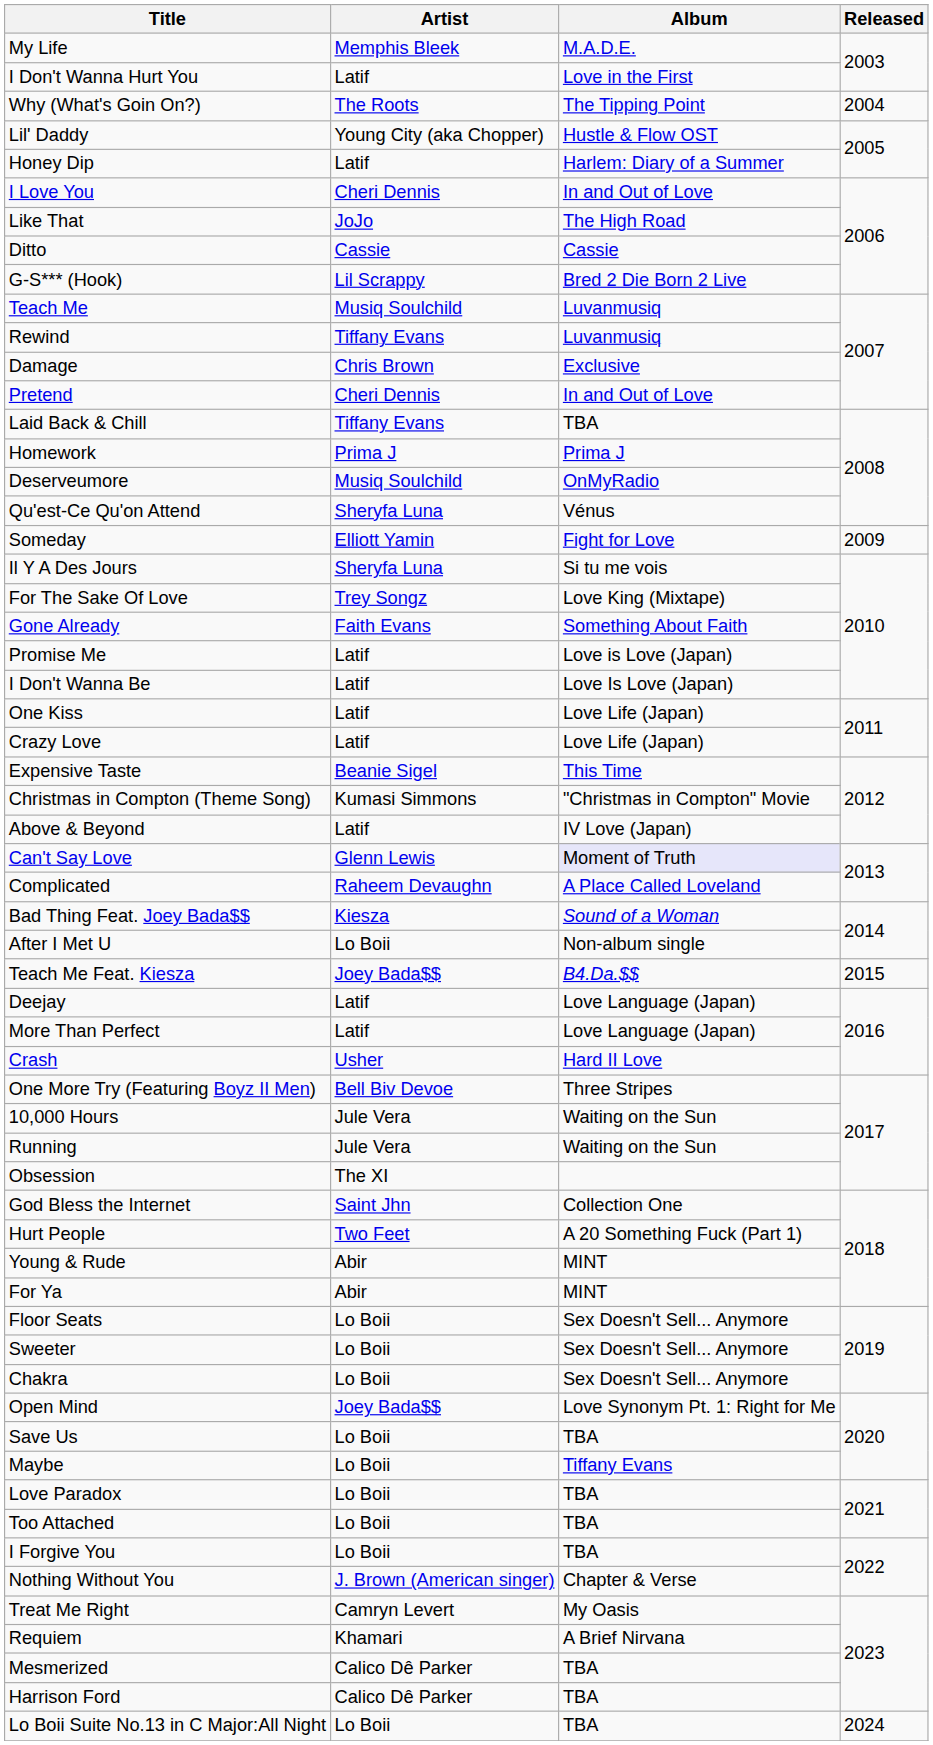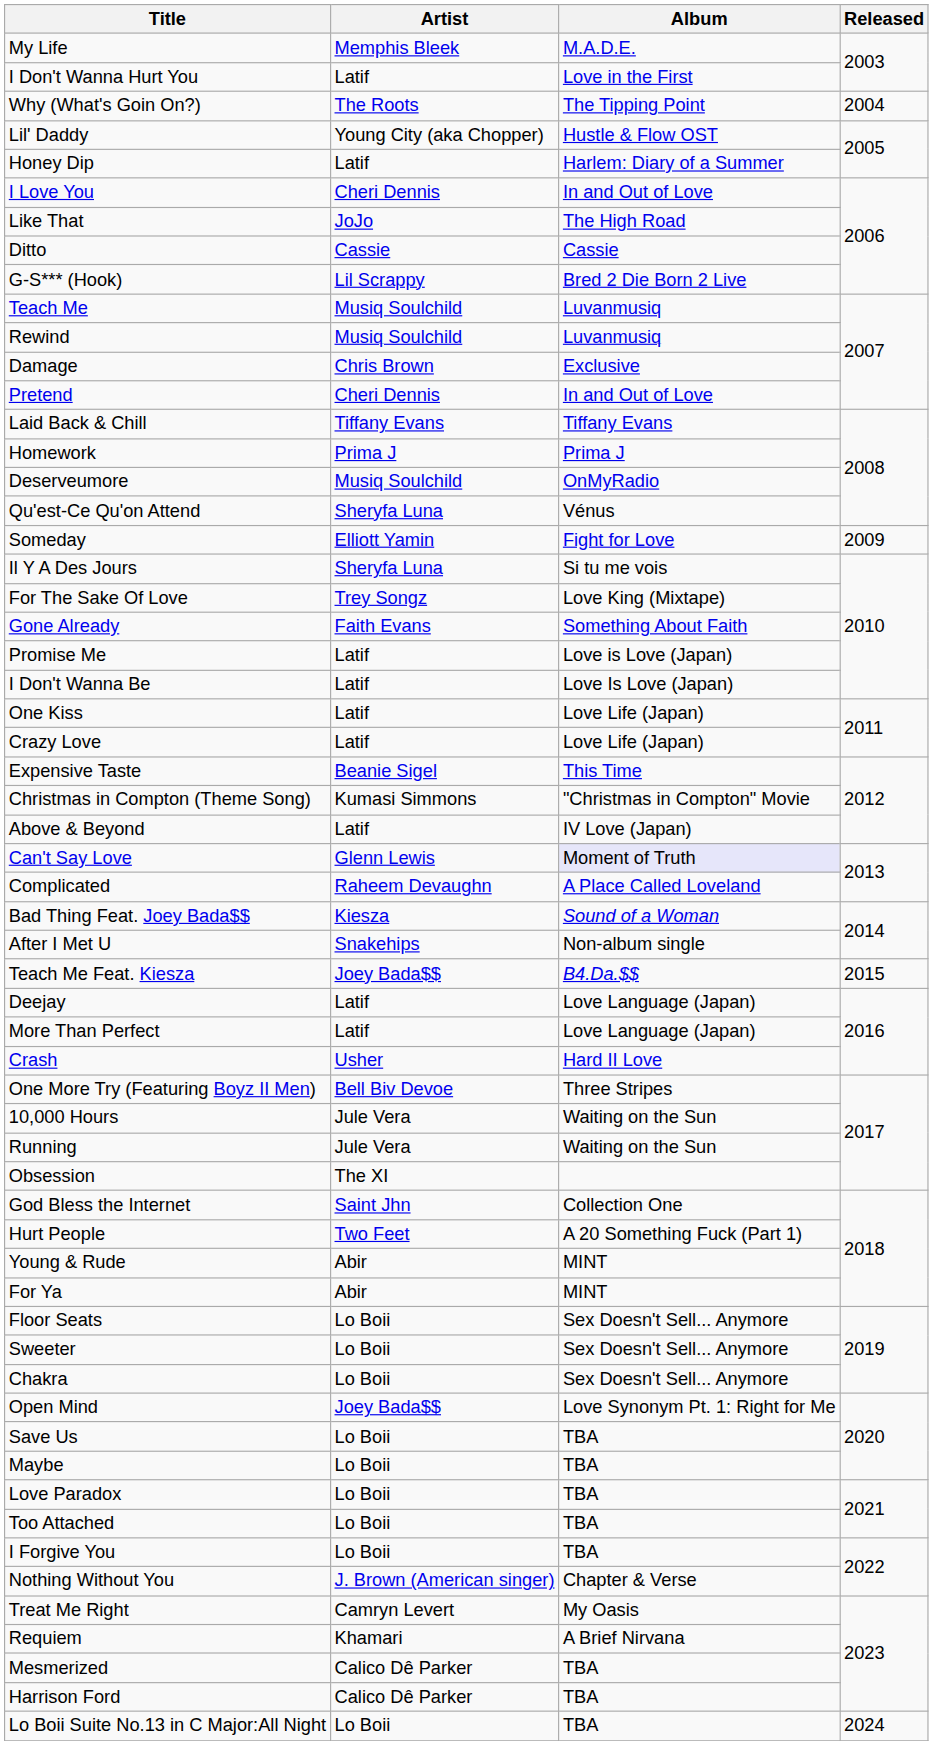(389, 337) Tiffany Evans -> (398, 337) Musiq Soulchild
(581, 423) TBA -> (618, 423) Tiffany Evans
(362, 944) Lo Boii -> (377, 944) Snakehips
(618, 1465) Tiffany Evans -> (581, 1465) TBA
